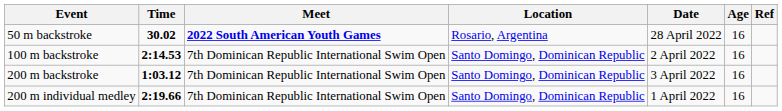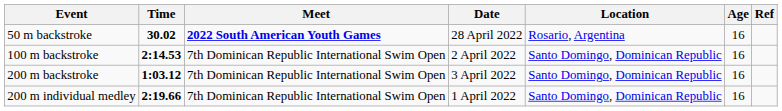columns swapped: (548, 14) <-> (686, 14)
